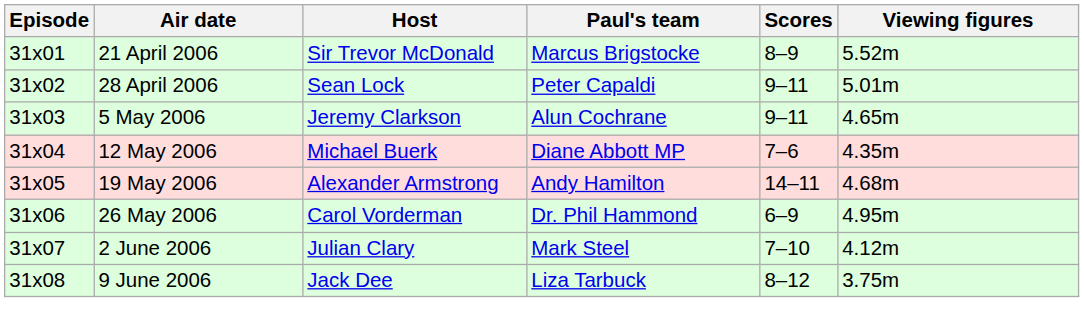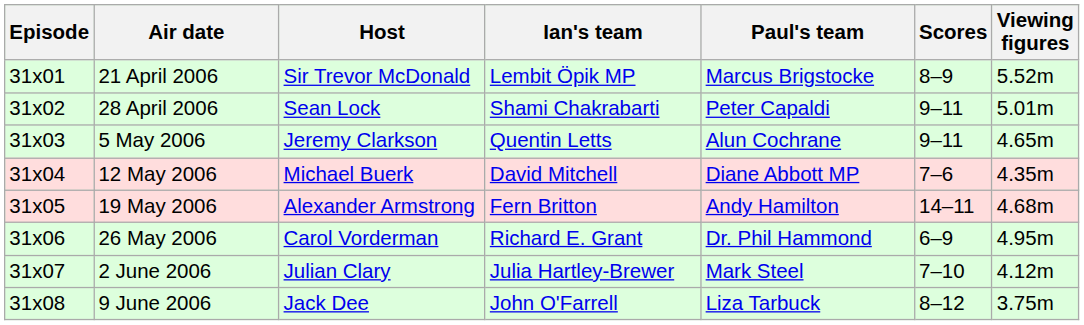+ column: (593, 32)
